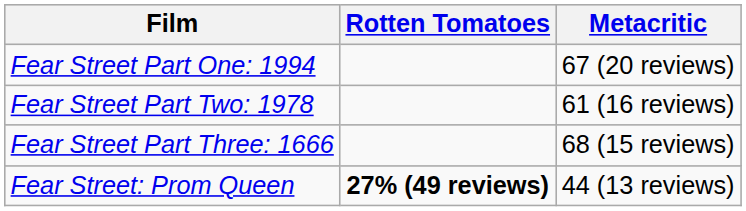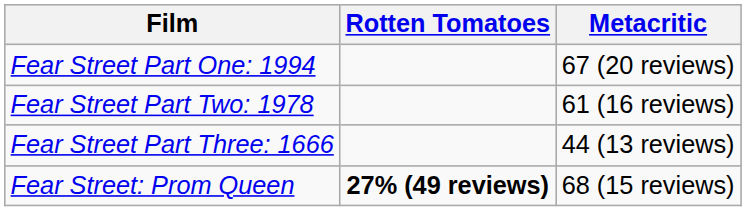(648, 144) 68 (15 reviews) -> (648, 144) 44 (13 reviews)
(648, 184) 44 (13 reviews) -> (648, 184) 68 (15 reviews)
